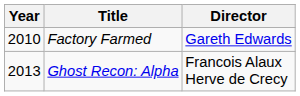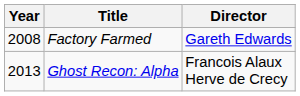(24, 39) 2010 -> (24, 39) 2008
